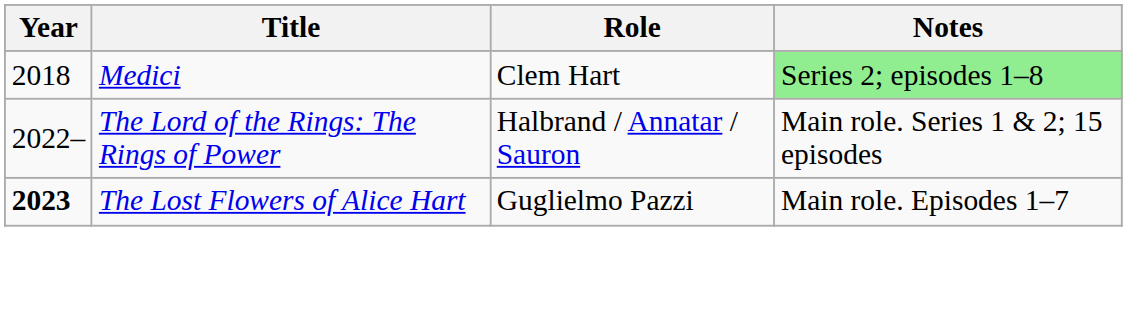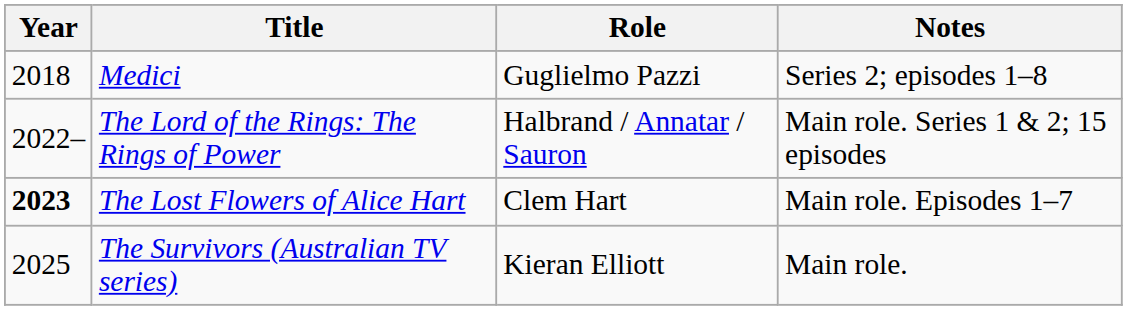(558, 74) Clem Hart -> (602, 74) Guglielmo Pazzi
(912, 74) lightgreen background -> (916, 74) no background
(595, 201) Guglielmo Pazzi -> (565, 201) Clem Hart
+ row: (273, 264)
